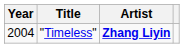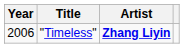(21, 33) 2004 -> (21, 33) 2006
